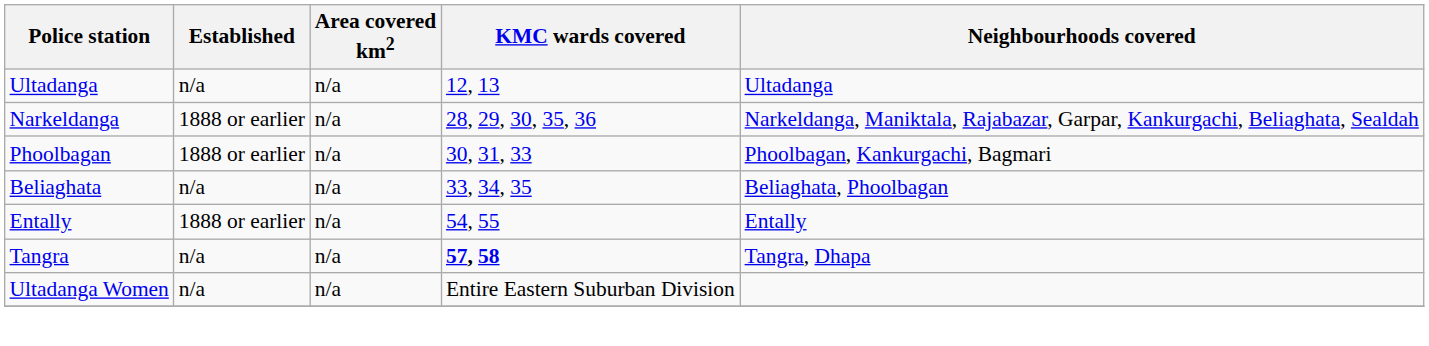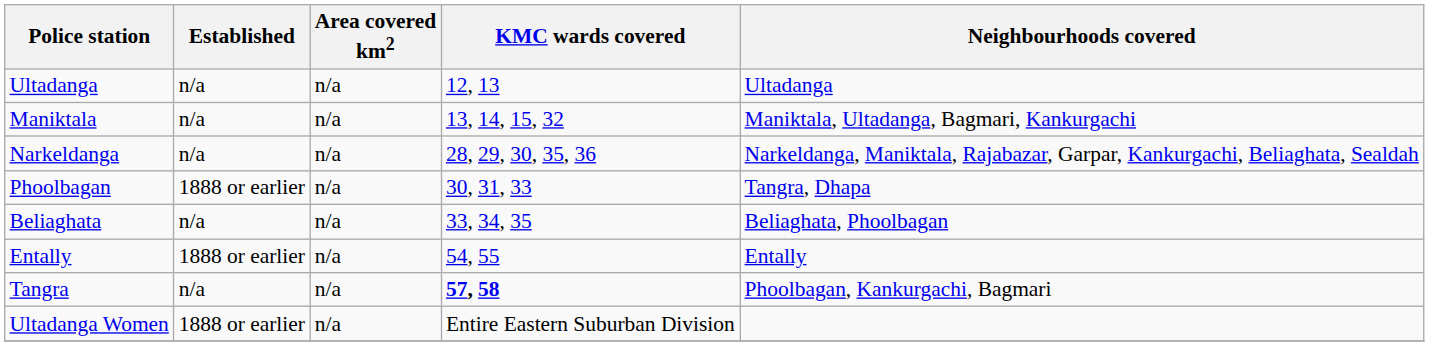+ row: (53, 119)
(242, 119) 1888 or earlier -> (192, 153) n/a
(898, 153) Phoolbagan, Kankurgachi, Bagmari -> (808, 187) Tangra, Dhapa
(808, 255) Tangra, Dhapa -> (898, 289) Phoolbagan, Kankurgachi, Bagmari
(192, 289) n/a -> (242, 323) 1888 or earlier
